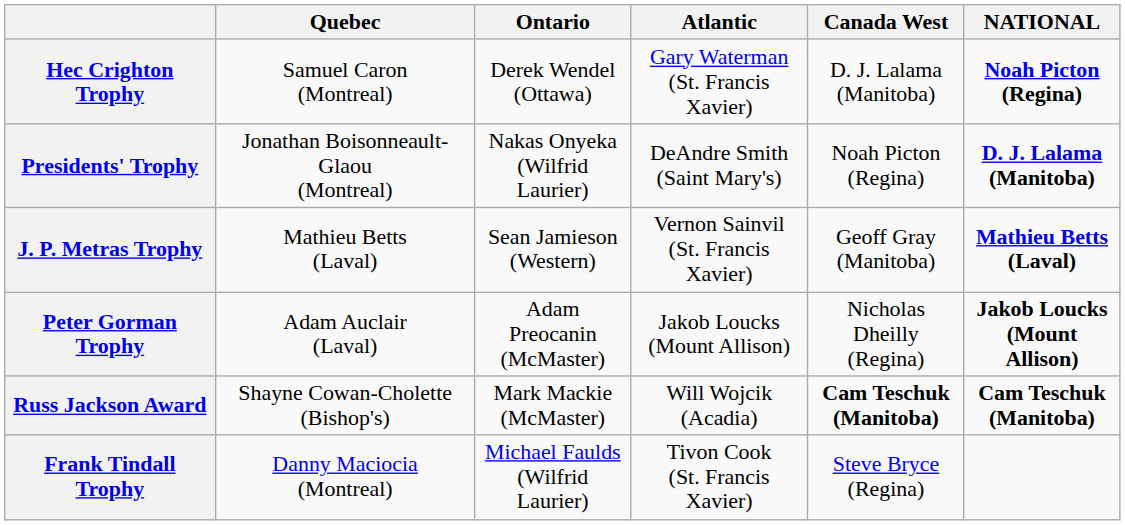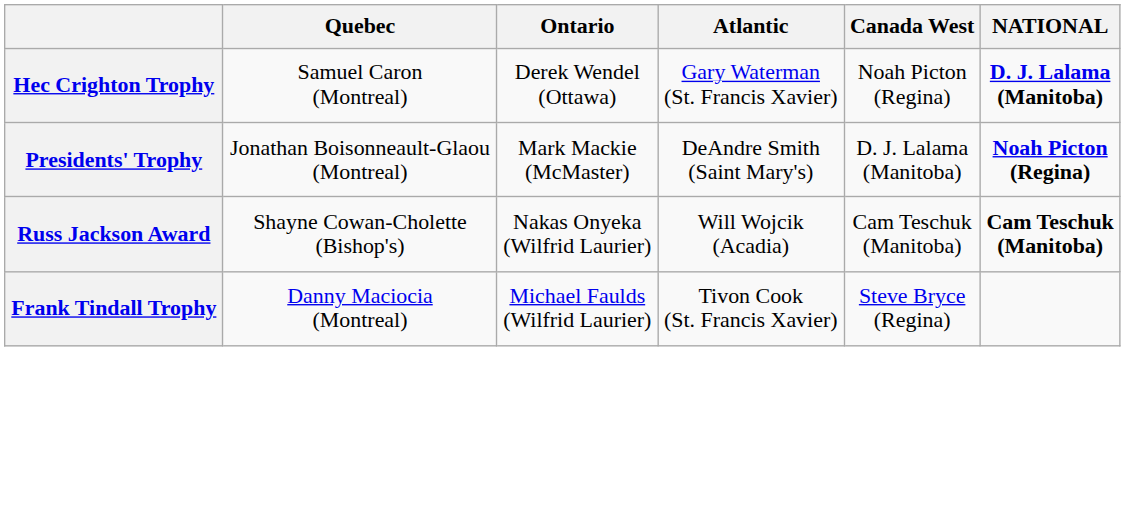(886, 81) D. J. Lalama (Manitoba) -> (912, 85) Noah Picton (Regina)
(1042, 81) Noah Picton (Regina) -> (1050, 85) D. J. Lalama (Manitoba)
(553, 165) Nakas Onyeka (Wilfrid Laurier) -> (577, 159) Mark Mackie (McMaster)
(886, 165) Noah Picton (Regina) -> (912, 159) D. J. Lalama (Manitoba)
(1042, 165) D. J. Lalama (Manitoba) -> (1050, 159) Noah Picton (Regina)
- row: (110, 249)
- row: (110, 333)
(553, 405) Mark Mackie (McMaster) -> (577, 233) Nakas Onyeka (Wilfrid Laurier)
(886, 405) bold -> (912, 233) normal
